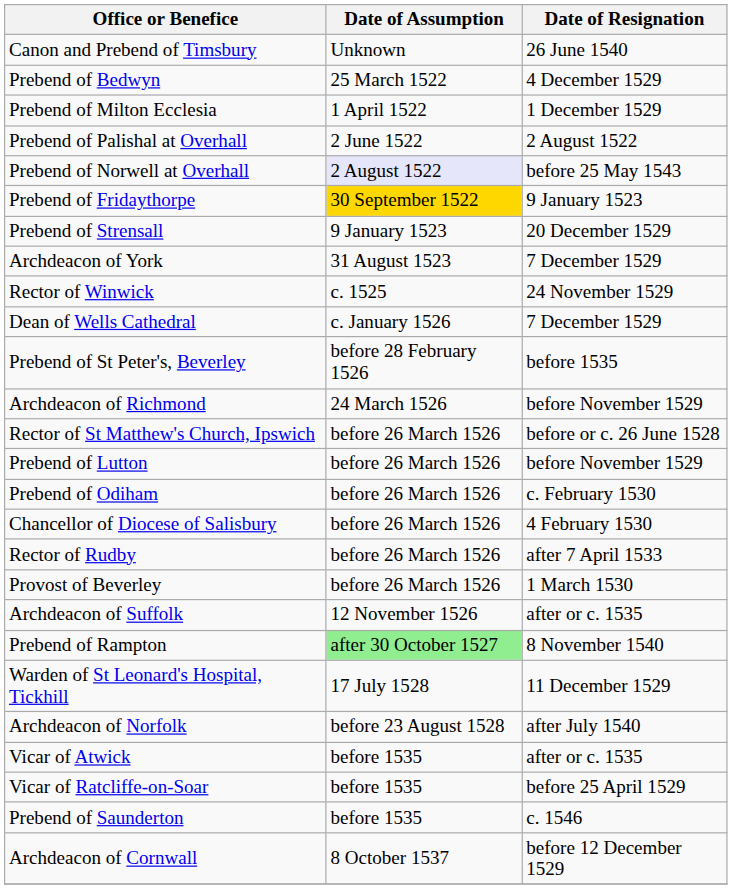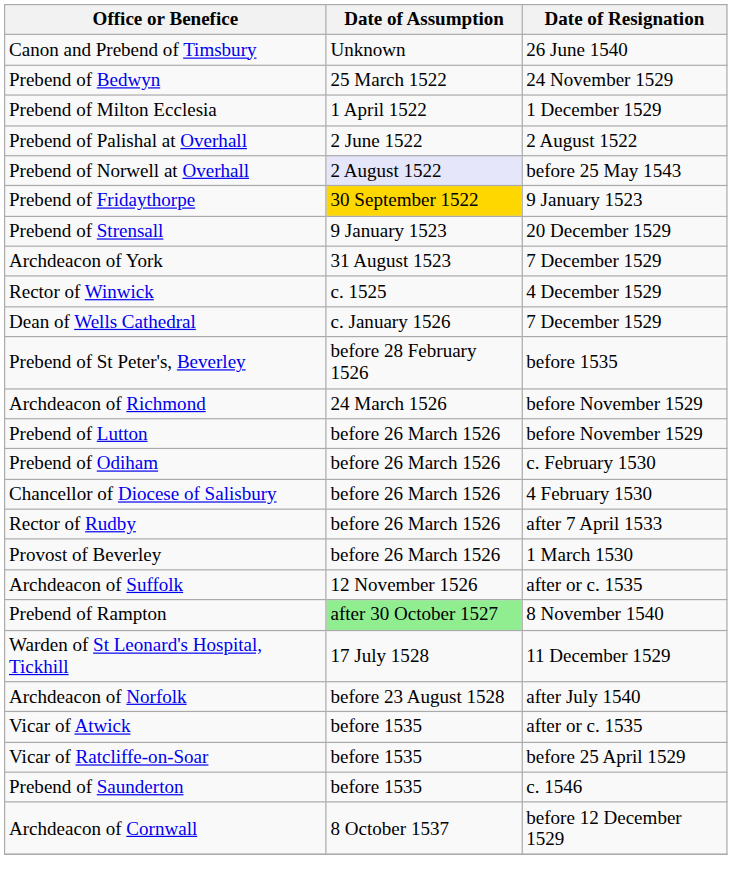(594, 79) 4 December 1529 -> (600, 79) 24 November 1529
(600, 291) 24 November 1529 -> (594, 291) 4 December 1529
- row: (162, 433)
